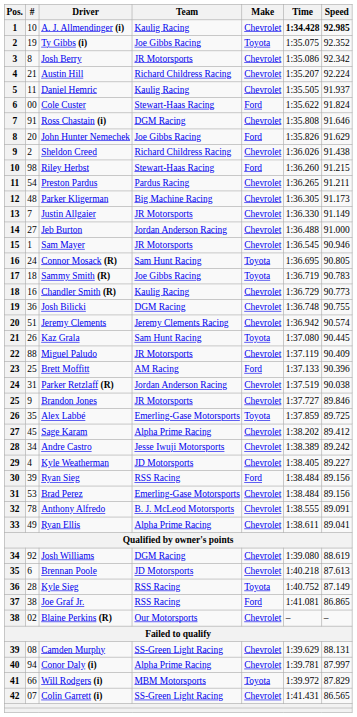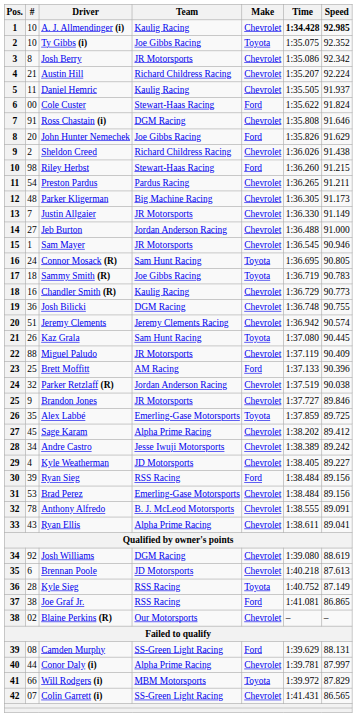(32, 43) 19 -> (32, 43) 10
(32, 385) 31 -> (32, 385) 32
(32, 525) 49 -> (32, 525) 43
(263, 649) Chevrolet -> (253, 649) Ford
(32, 665) 94 -> (32, 665) 44
